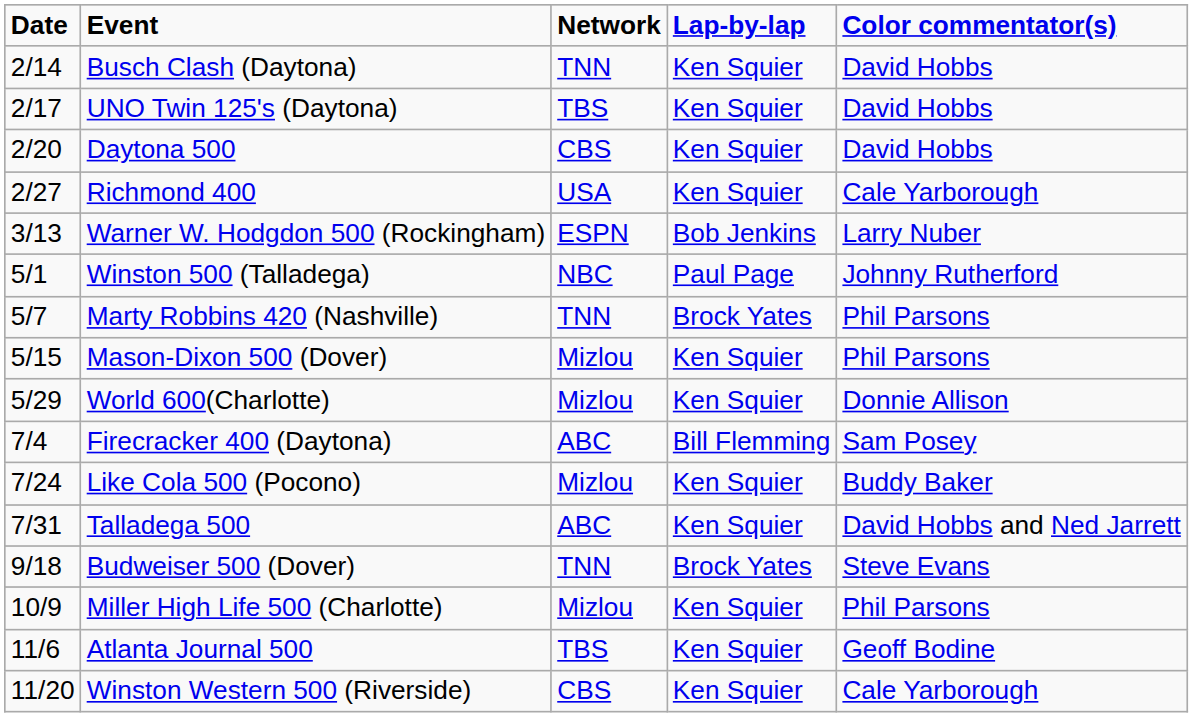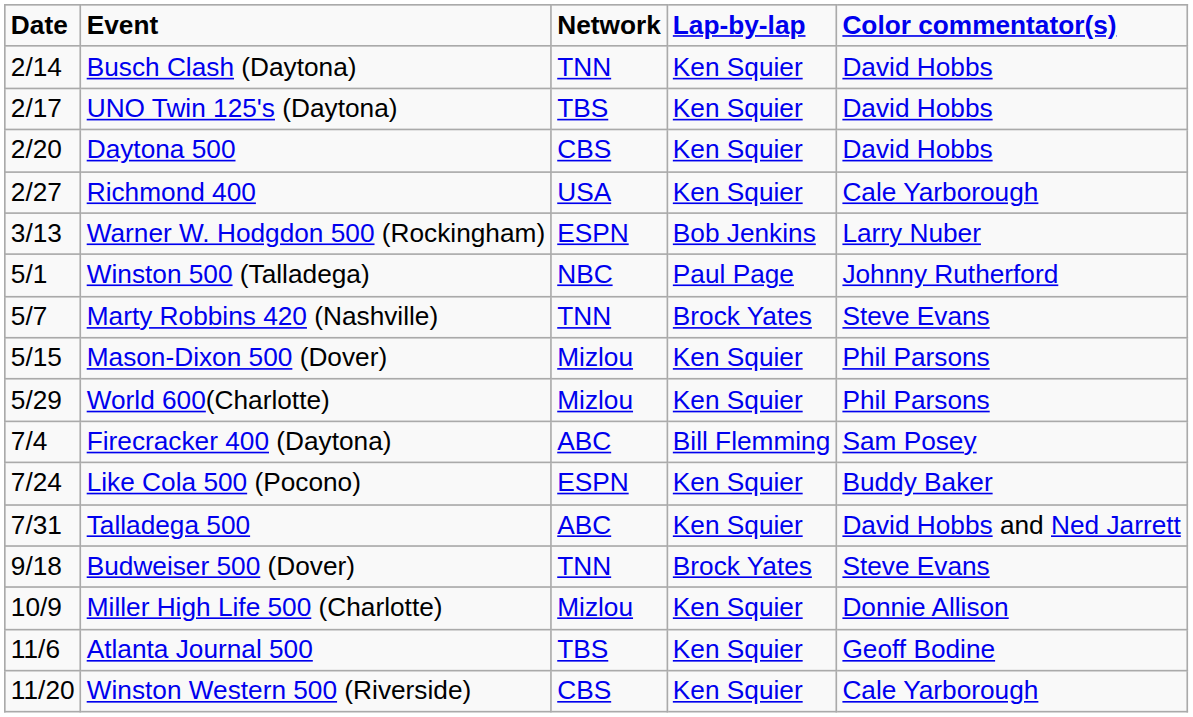(916, 316) Phil Parsons -> (916, 316) Steve Evans
(926, 399) Donnie Allison -> (916, 399) Phil Parsons
(595, 483) Mizlou -> (593, 483) ESPN
(916, 607) Phil Parsons -> (926, 607) Donnie Allison
